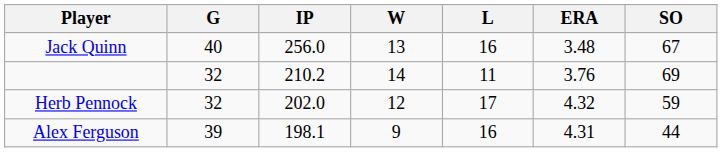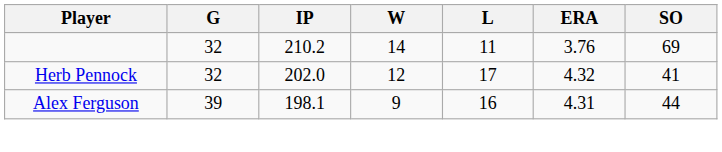- row: (86, 47)
(671, 103) 59 -> (671, 75) 41
